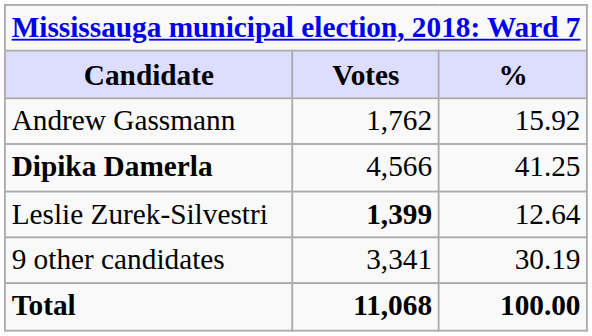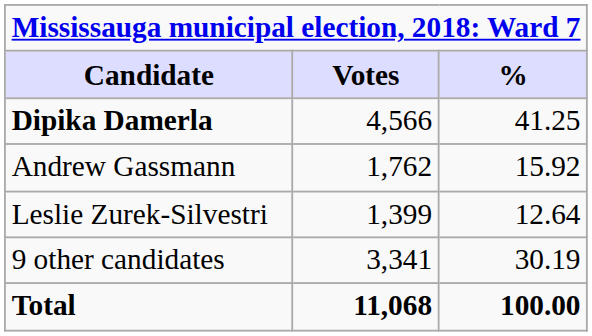rows swapped: (112, 167) <-> (123, 120)
(399, 213) bold -> (399, 213) normal
